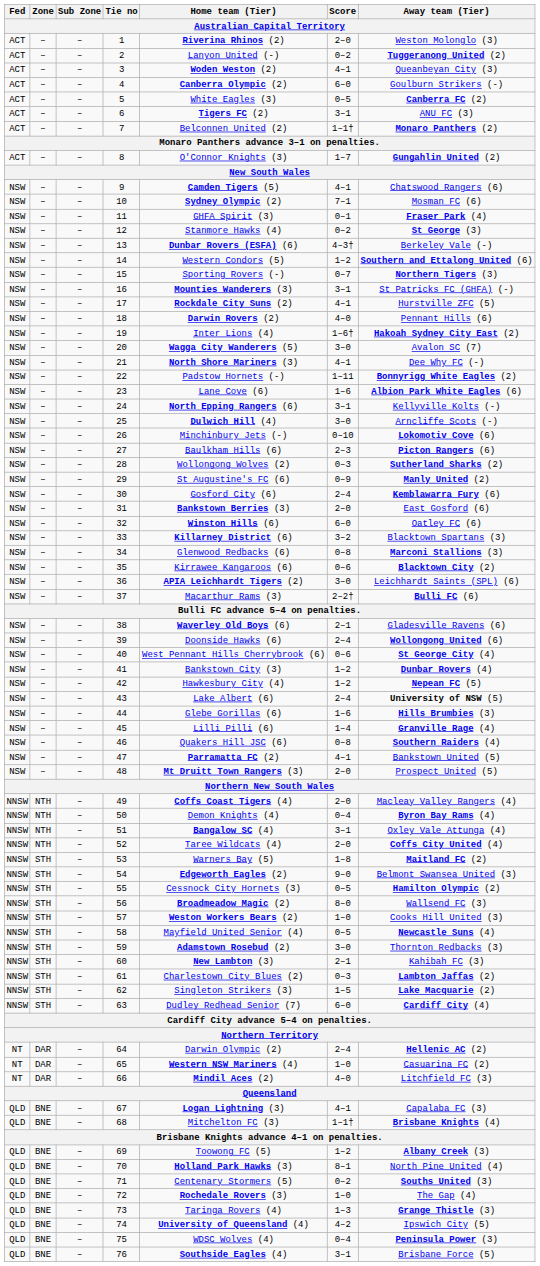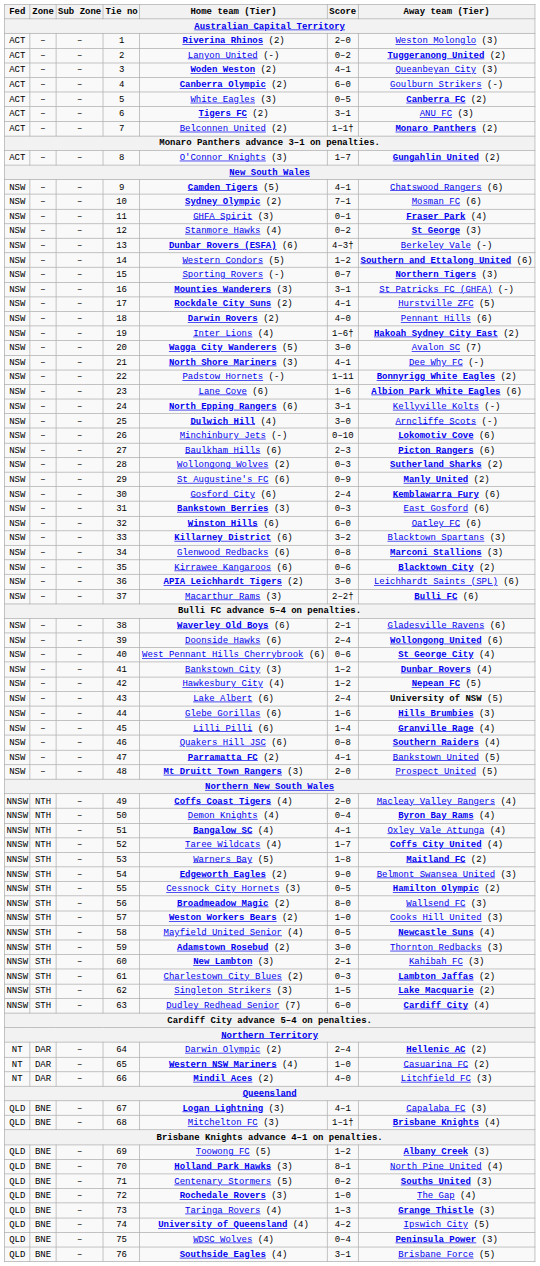(343, 509) 2–0 -> (343, 509) 0–3
(343, 830) 3–1 -> (343, 830) 4–1
(343, 845) 2–0 -> (343, 845) 1–7
